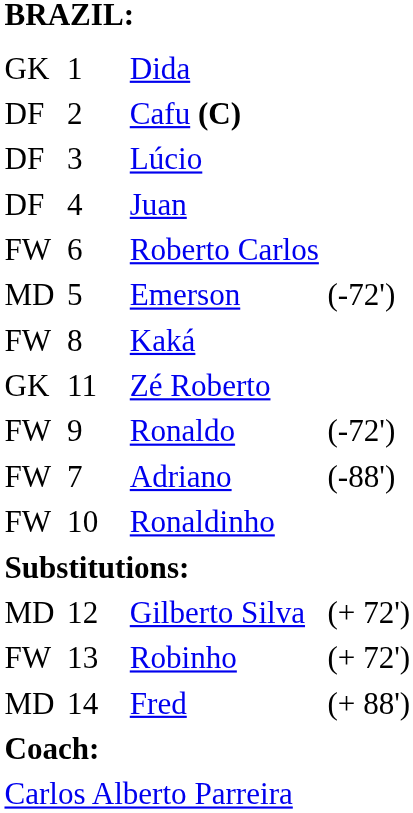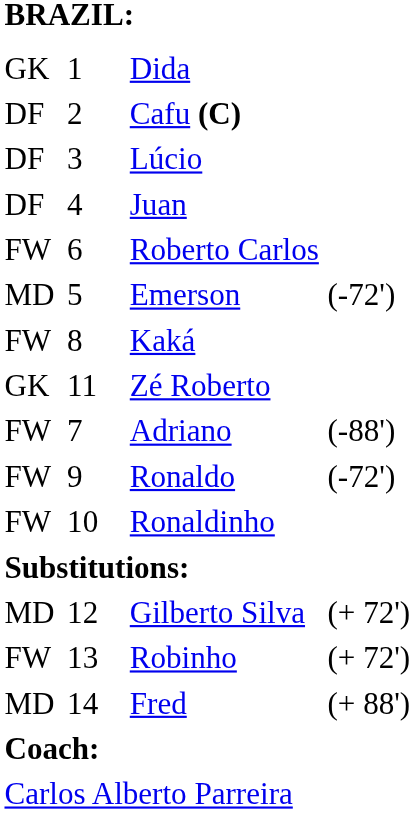rows swapped: (181, 476) <-> (182, 431)
